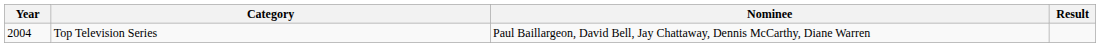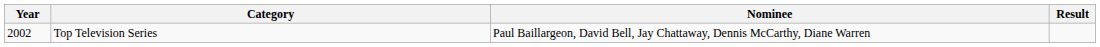(19, 33) 2004 -> (19, 33) 2002
